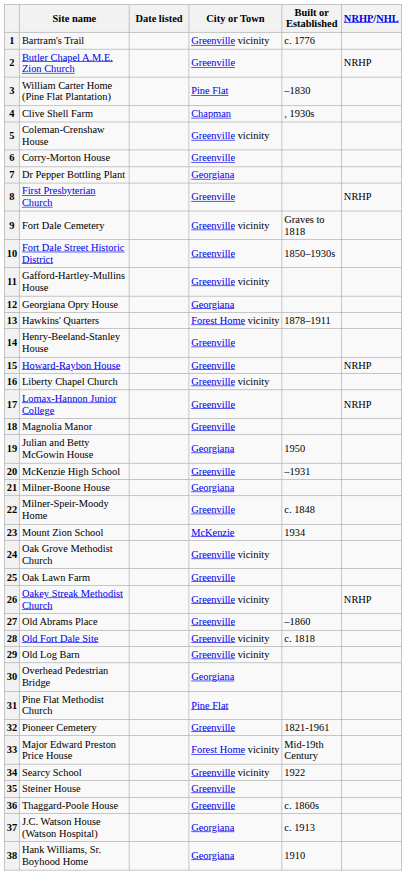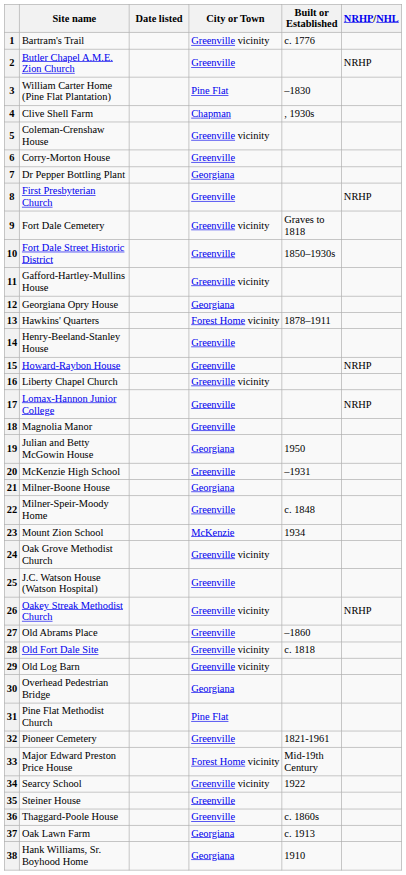(56, 577) Oak Lawn Farm -> (61, 583) J.C. Watson House (Watson Hospital)
(61, 827) J.C. Watson House (Watson Hospital) -> (56, 833) Oak Lawn Farm
